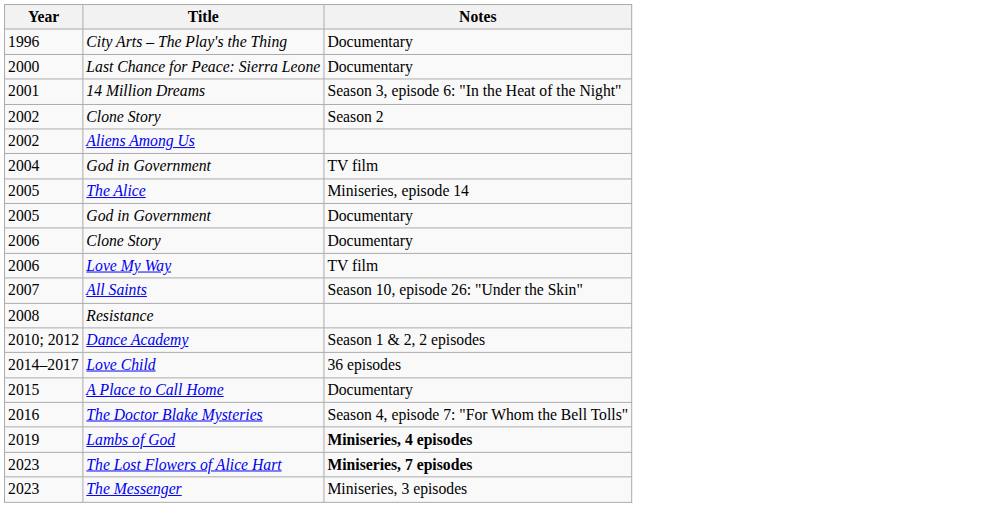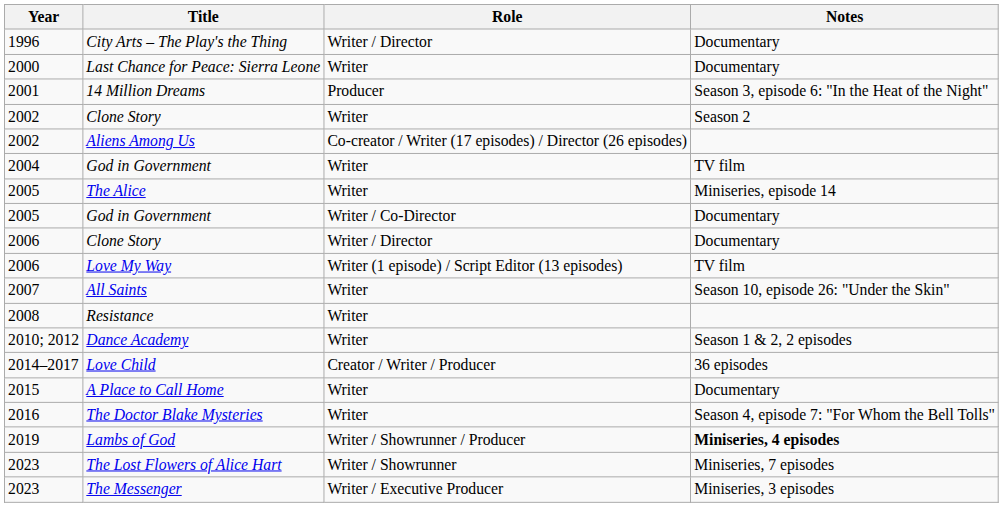+ column: (507, 16)
(400, 464) bold -> (764, 464) normal
